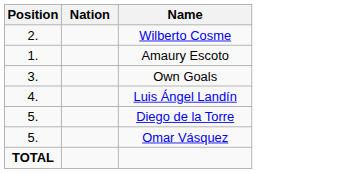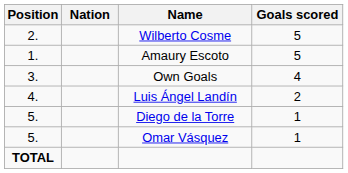+ column: (297, 15)
